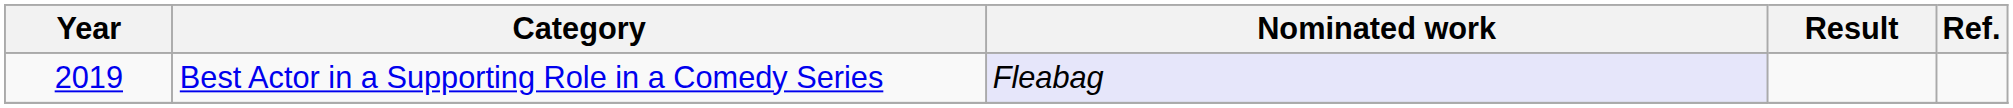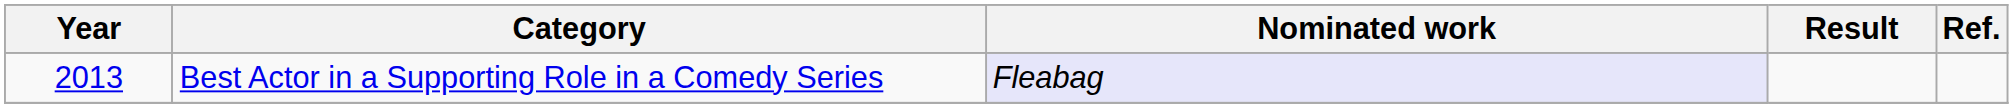(89, 77) 2019 -> (89, 77) 2013
